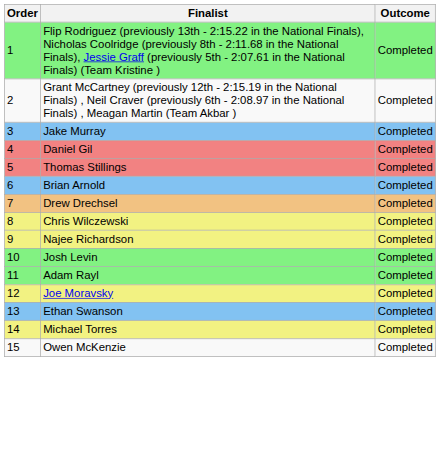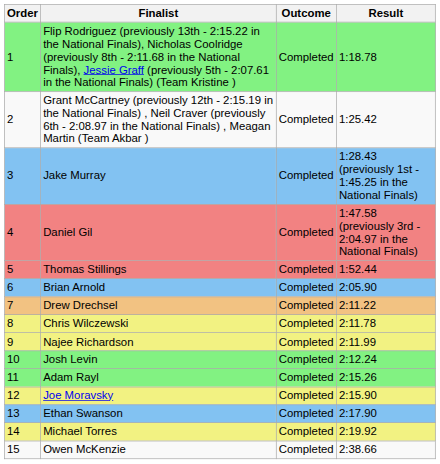+ column: (386, 13)
